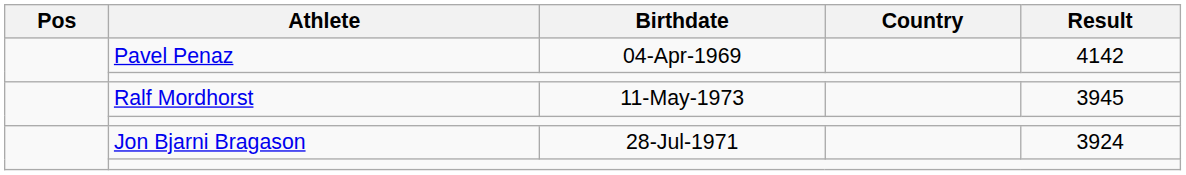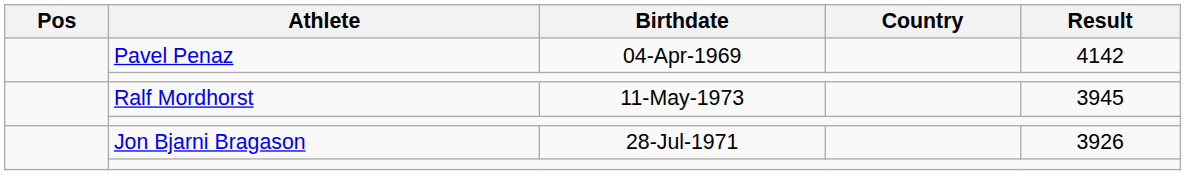(1100, 142) 3924 -> (1100, 142) 3926
